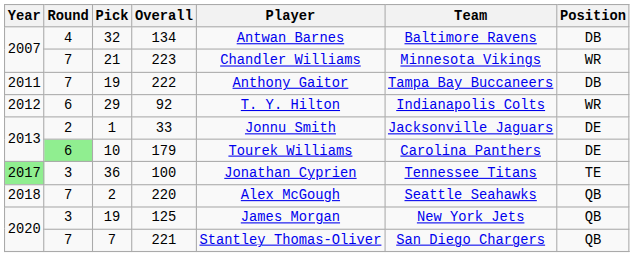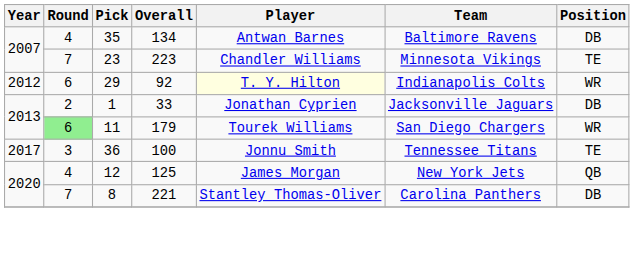(112, 38) 32 -> (112, 38) 35
(112, 61) 21 -> (112, 61) 23
(593, 61) WR -> (593, 61) TE
- row: (164, 83)
(290, 106) no background -> (290, 83) lightyellow background
(290, 128) Jonnu Smith -> (290, 106) Jonathan Cyprien
(593, 128) DE -> (593, 106) DB
(112, 151) 10 -> (112, 128) 11
(471, 151) Carolina Panthers -> (471, 128) San Diego Chargers
(593, 151) DE -> (593, 128) WR
(24, 173) lightgreen background -> (24, 151) no background
(290, 173) Jonathan Cyprien -> (290, 151) Jonnu Smith
- row: (164, 195)
(68, 218) 3 -> (68, 173) 4
(112, 218) 19 -> (112, 173) 12
(112, 240) 7 -> (112, 195) 8
(471, 240) San Diego Chargers -> (471, 195) Carolina Panthers
(593, 240) QB -> (593, 195) DB
